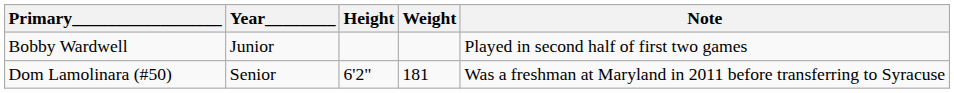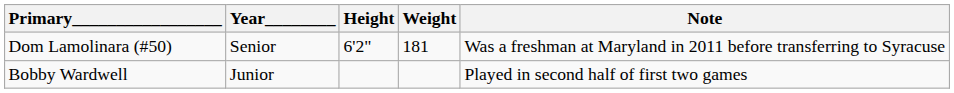rows swapped: (90, 74) <-> (68, 46)
